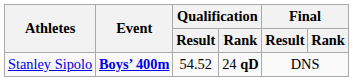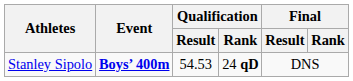(196, 64) 54.52 -> (196, 64) 54.53
